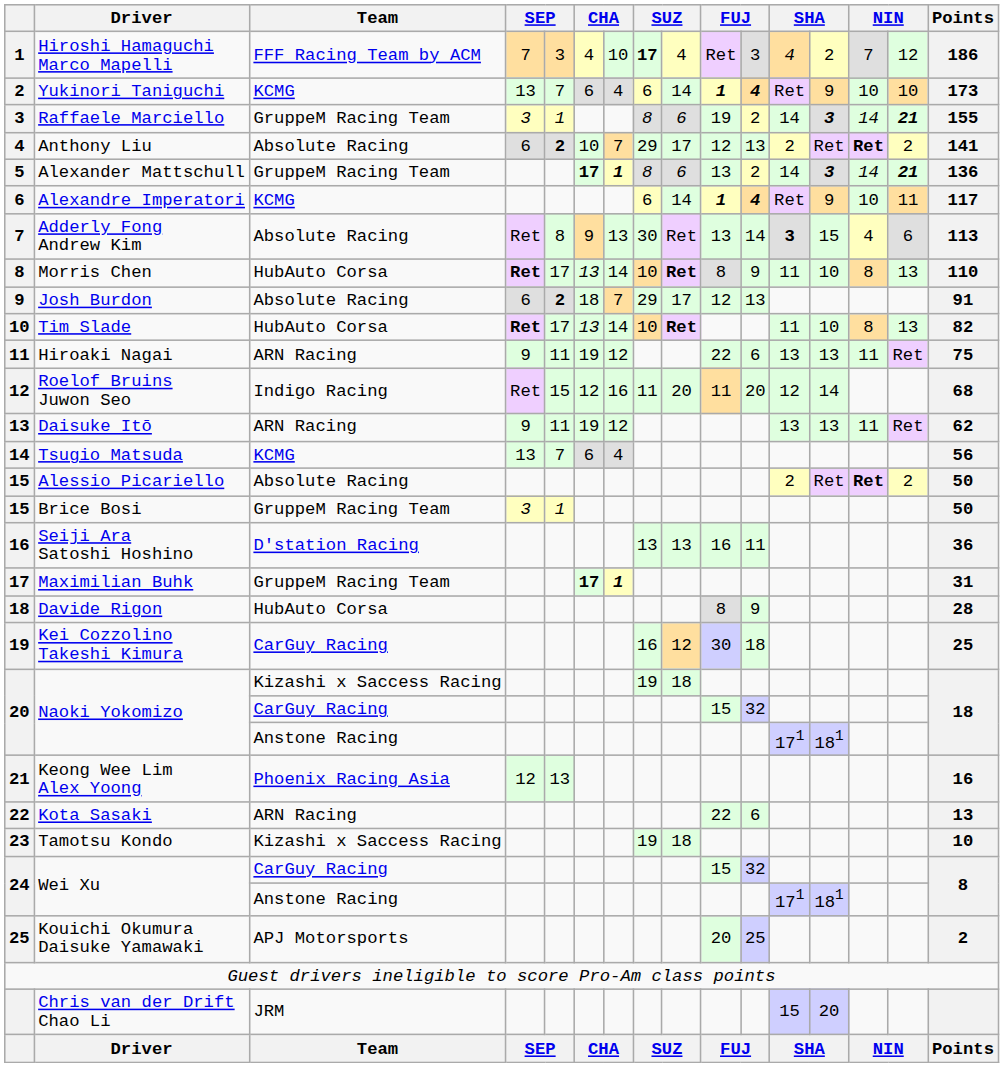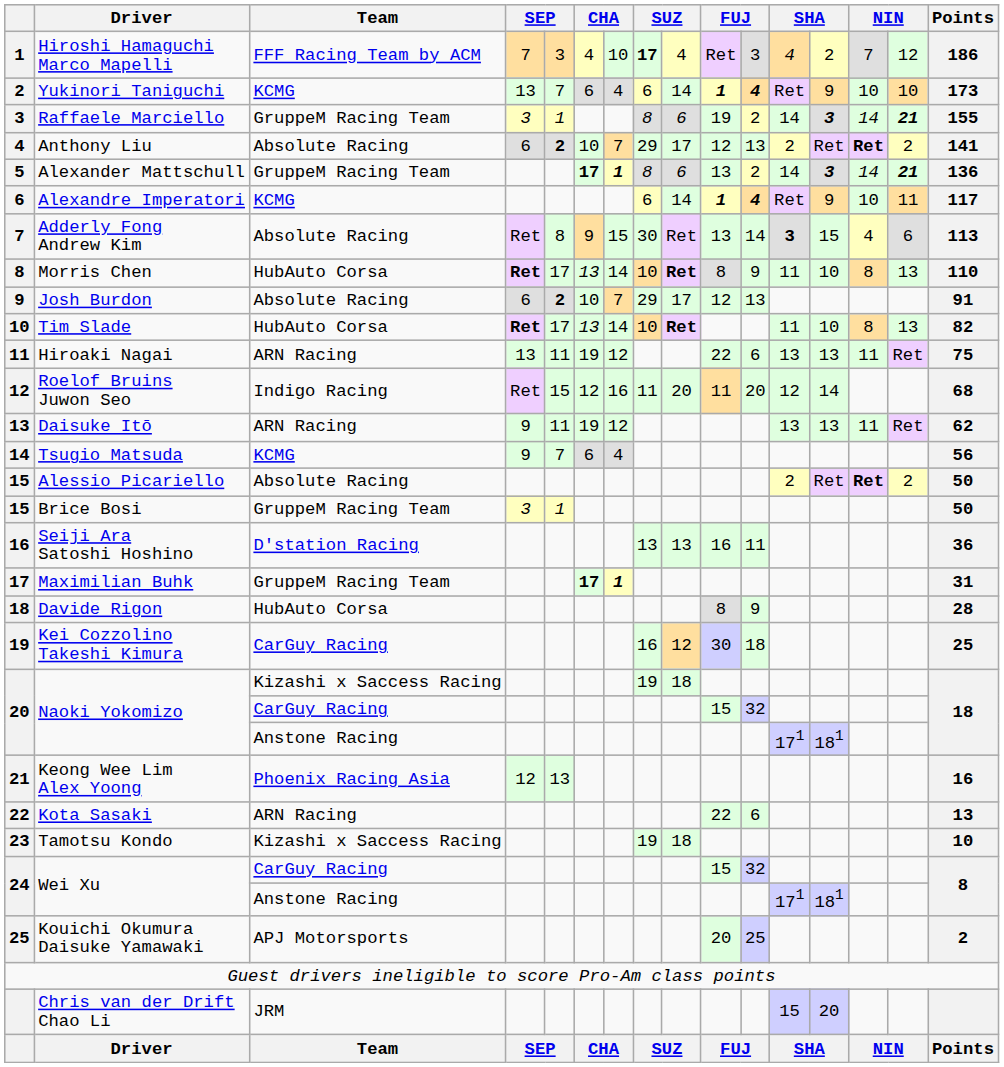(618, 237) 13 -> (618, 237) 15
(589, 300) 18 -> (589, 300) 10
(526, 355) 9 -> (526, 355) 13
(526, 455) 13 -> (526, 455) 9
